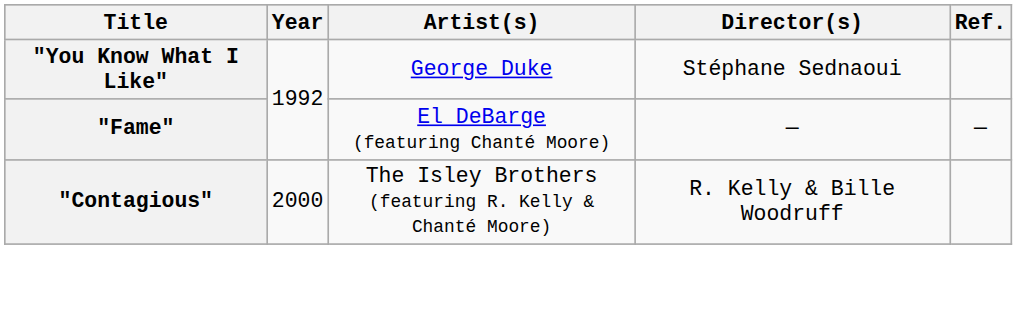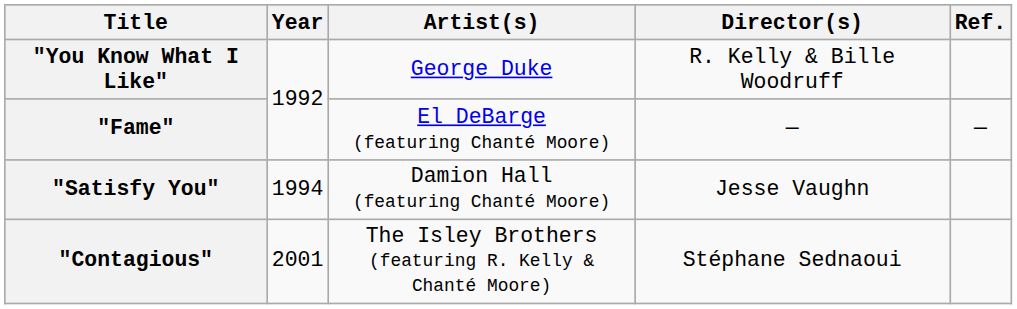(792, 70) Stéphane Sednaoui -> (792, 70) R. Kelly & Bille Woodruff
+ row: (136, 189)
(298, 201) 2000 -> (298, 261) 2001
(792, 201) R. Kelly & Bille Woodruff -> (792, 261) Stéphane Sednaoui
